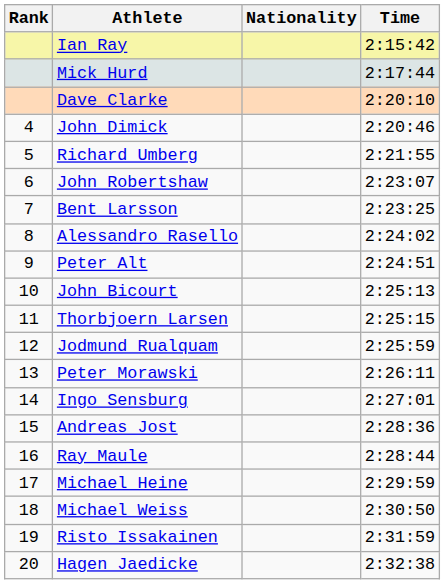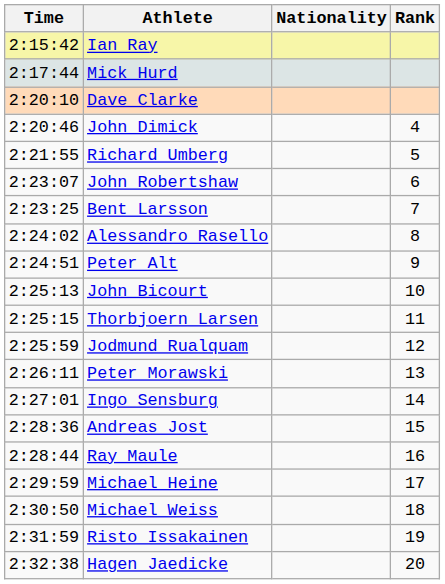columns swapped: (29, 18) <-> (400, 18)
